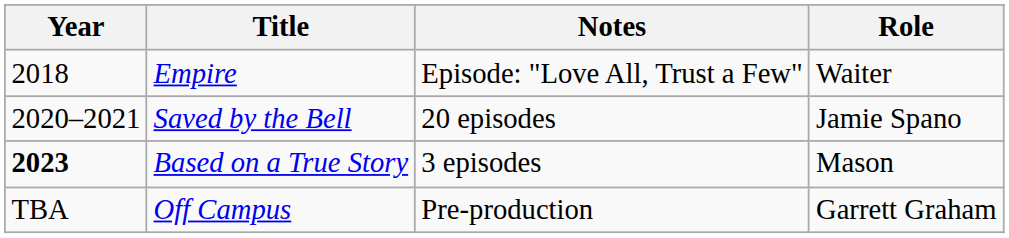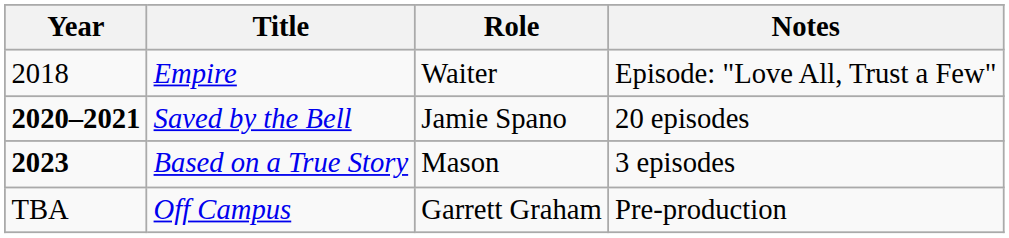columns swapped: (906, 27) <-> (612, 27)
(76, 118) normal -> (76, 118) bold
